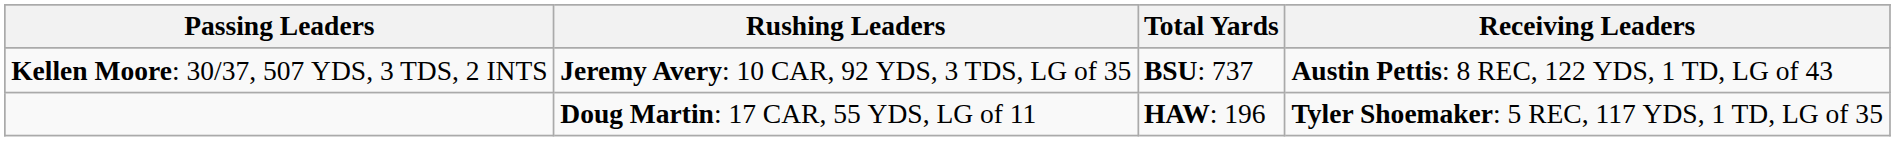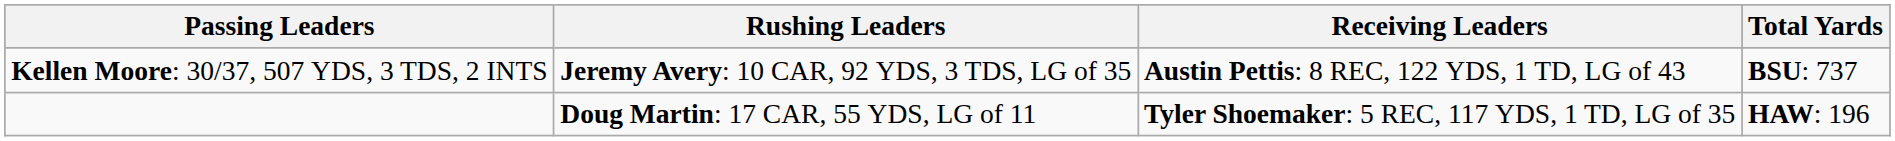columns swapped: (1587, 26) <-> (1211, 26)
